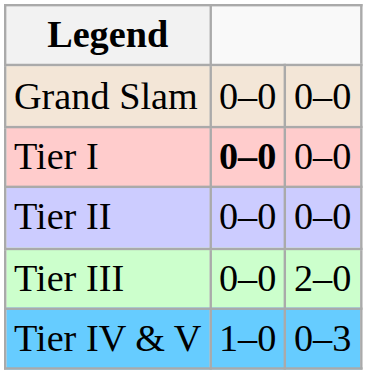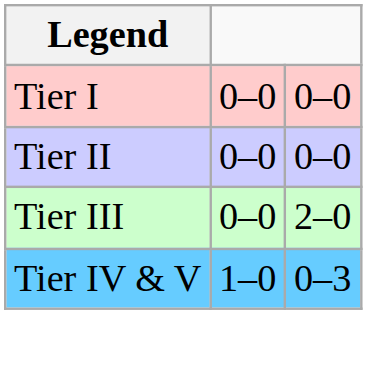- row: (106, 95)
(248, 156) bold -> (248, 95) normal
